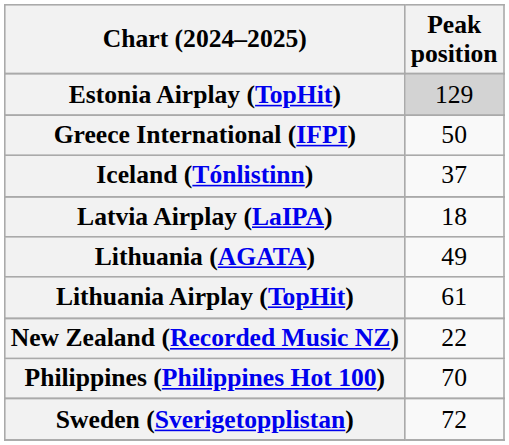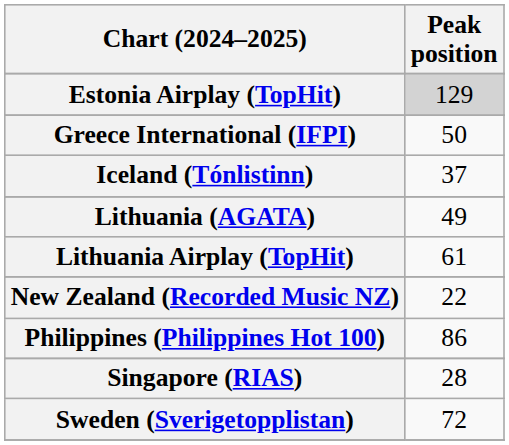- row: (205, 216)
(454, 378) 70 -> (454, 337) 86
+ row: (205, 378)
